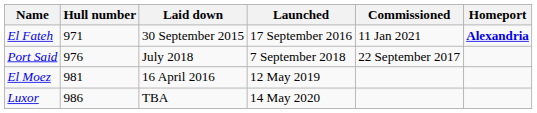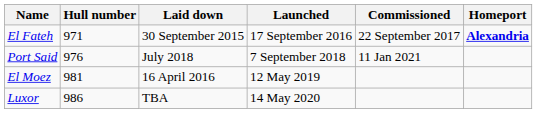(390, 35) 11 Jan 2021 -> (409, 35) 22 September 2017
(409, 56) 22 September 2017 -> (390, 56) 11 Jan 2021
